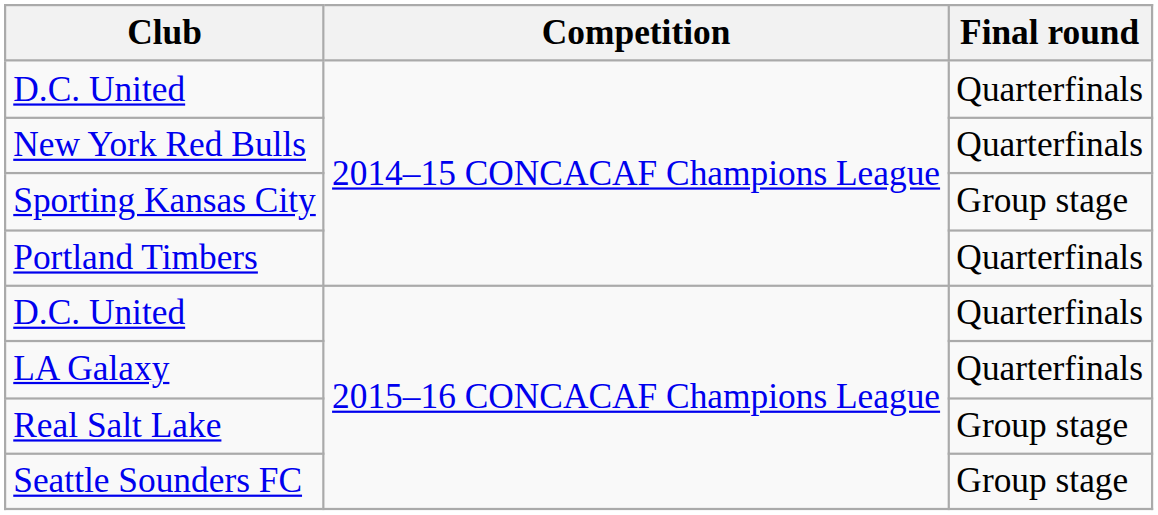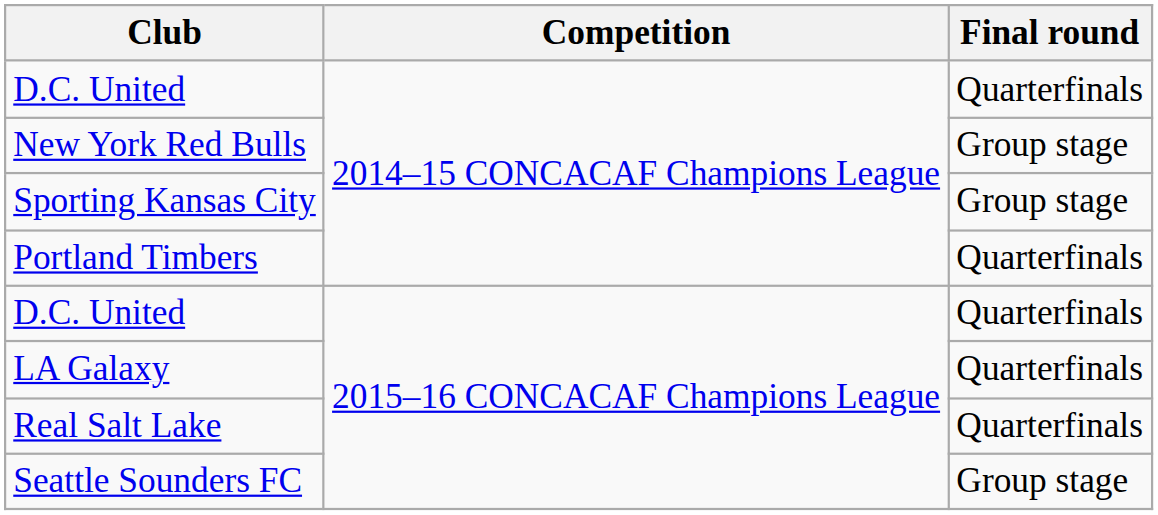(1050, 144) Quarterfinals -> (1042, 144) Group stage
(1042, 425) Group stage -> (1050, 425) Quarterfinals
